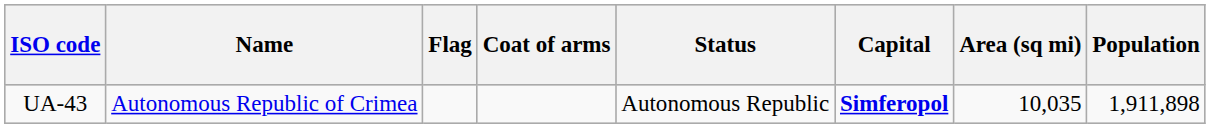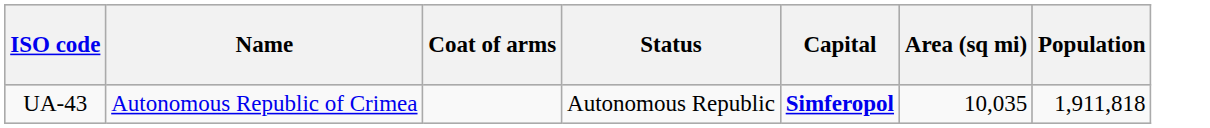- column: (450, 44)
(1154, 103) 1,911,898 -> (1100, 103) 1,911,818
